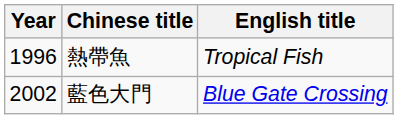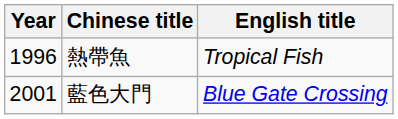(33, 94) 2002 -> (33, 94) 2001
